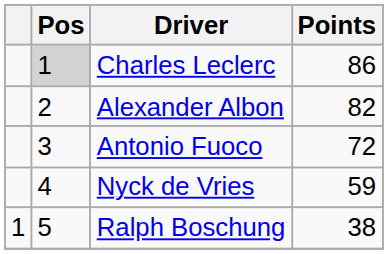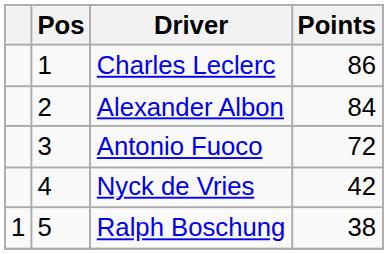(45, 65) lightgrey background -> (45, 65) no background
(362, 106) 82 -> (362, 106) 84
(362, 187) 59 -> (362, 187) 42
